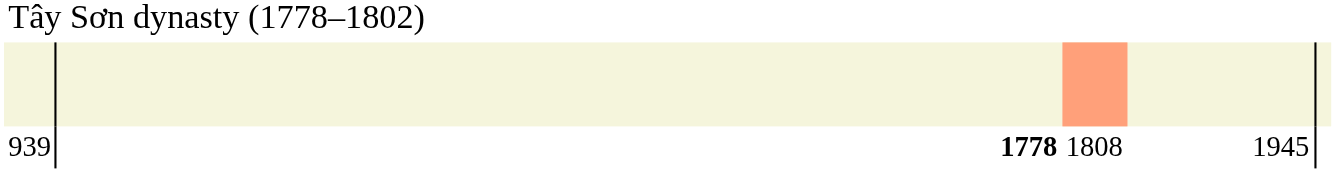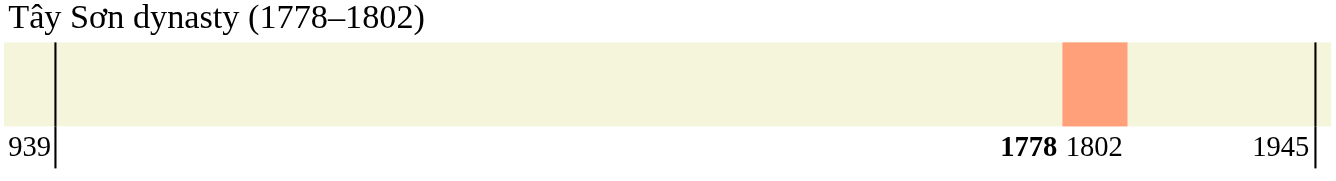(1094, 146) 1808 -> (1094, 146) 1802
